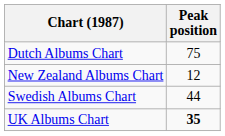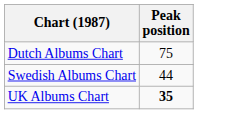- row: (86, 75)
